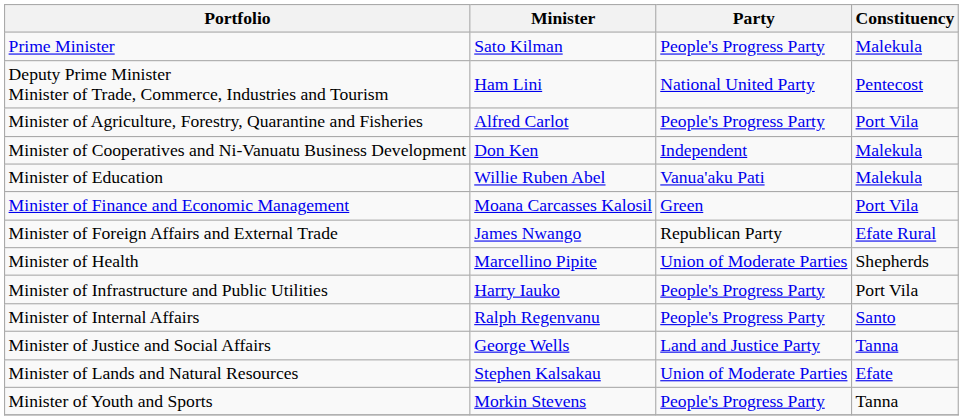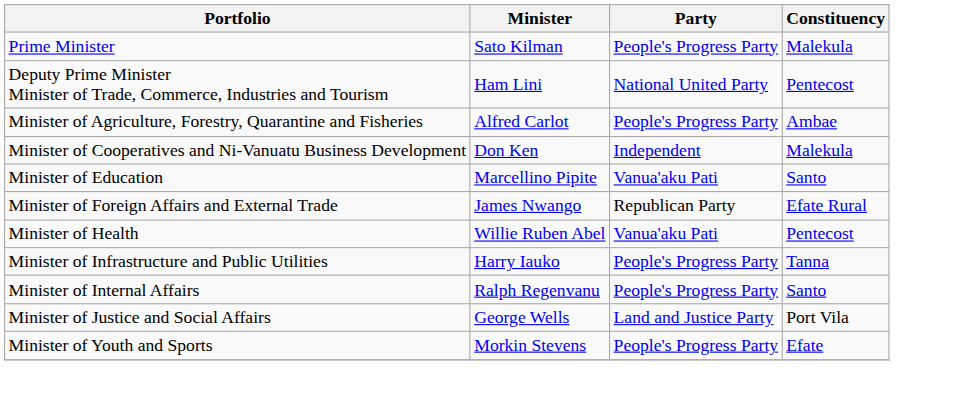(887, 121) Port Vila -> (812, 121) Ambae
(540, 177) Willie Ruben Abel -> (536, 177) Marcellino Pipite
(889, 177) Malekula -> (806, 177) Santo
- row: (179, 205)
(536, 261) Marcellino Pipite -> (540, 233) Willie Ruben Abel
(754, 261) Union of Moderate Parties -> (666, 233) Vanua'aku Pati
(892, 261) Shepherds -> (820, 233) Pentecost
(887, 289) Port Vila -> (808, 261) Tanna
(877, 345) Tanna -> (818, 317) Port Vila
- row: (154, 373)
(877, 401) Tanna -> (805, 345) Efate
